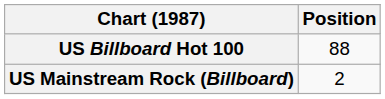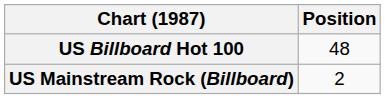(339, 49) 88 -> (339, 49) 48
